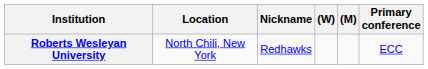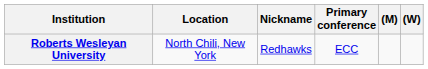columns swapped: (391, 19) <-> (326, 19)
